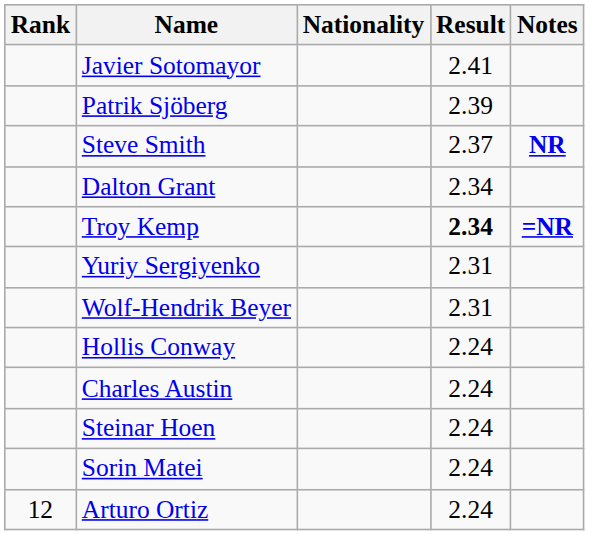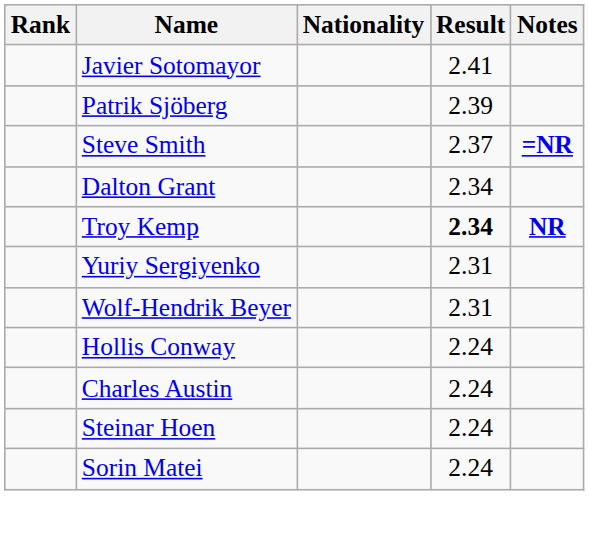(547, 145) NR -> (547, 145) =NR
(547, 226) =NR -> (547, 226) NR
- row: (145, 508)
